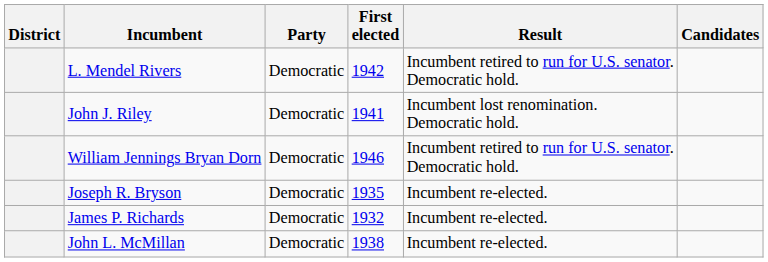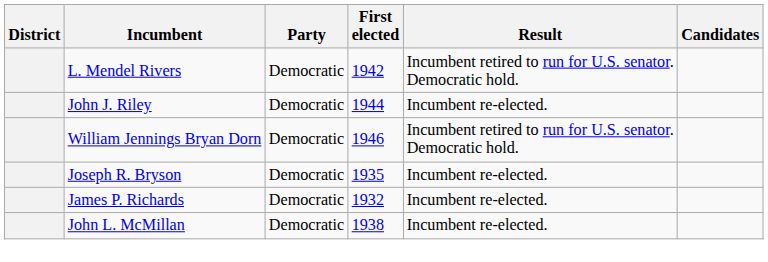(368, 114) 1941 -> (368, 104) 1944
(502, 114) Incumbent lost renomination. Democratic hold. -> (477, 104) Incumbent re-elected.
